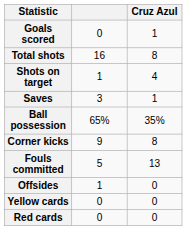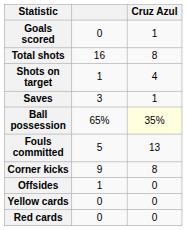(155, 120) no background -> (155, 120) lightyellow background
rows swapped: (38, 142) <-> (38, 164)
